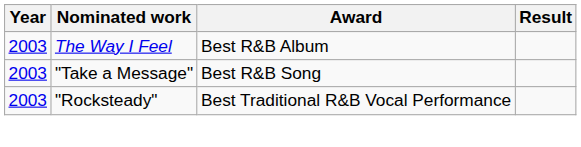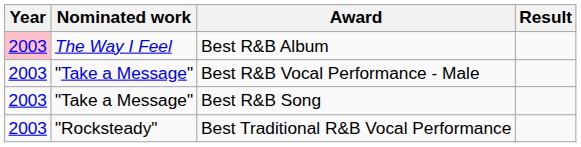(28, 45) no background -> (28, 45) pink background
+ row: (340, 73)
